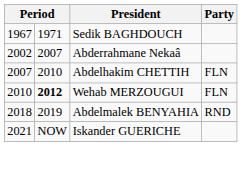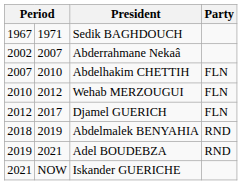(50, 92) bold -> (50, 92) normal
+ row: (120, 111)
+ row: (120, 151)
